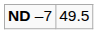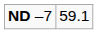(74, 16) 49.5 -> (74, 16) 59.1
